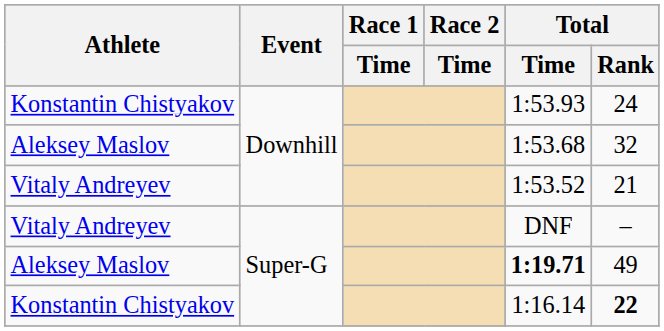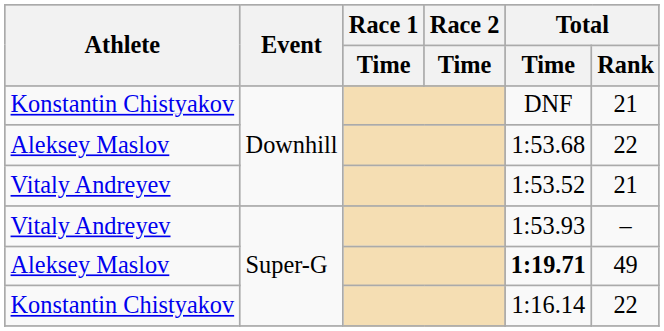(548, 105) 1:53.93 -> (548, 105) DNF
(626, 105) 24 -> (626, 105) 21
(626, 145) 32 -> (626, 145) 22
(548, 225) DNF -> (548, 225) 1:53.93
(626, 305) bold -> (626, 305) normal
